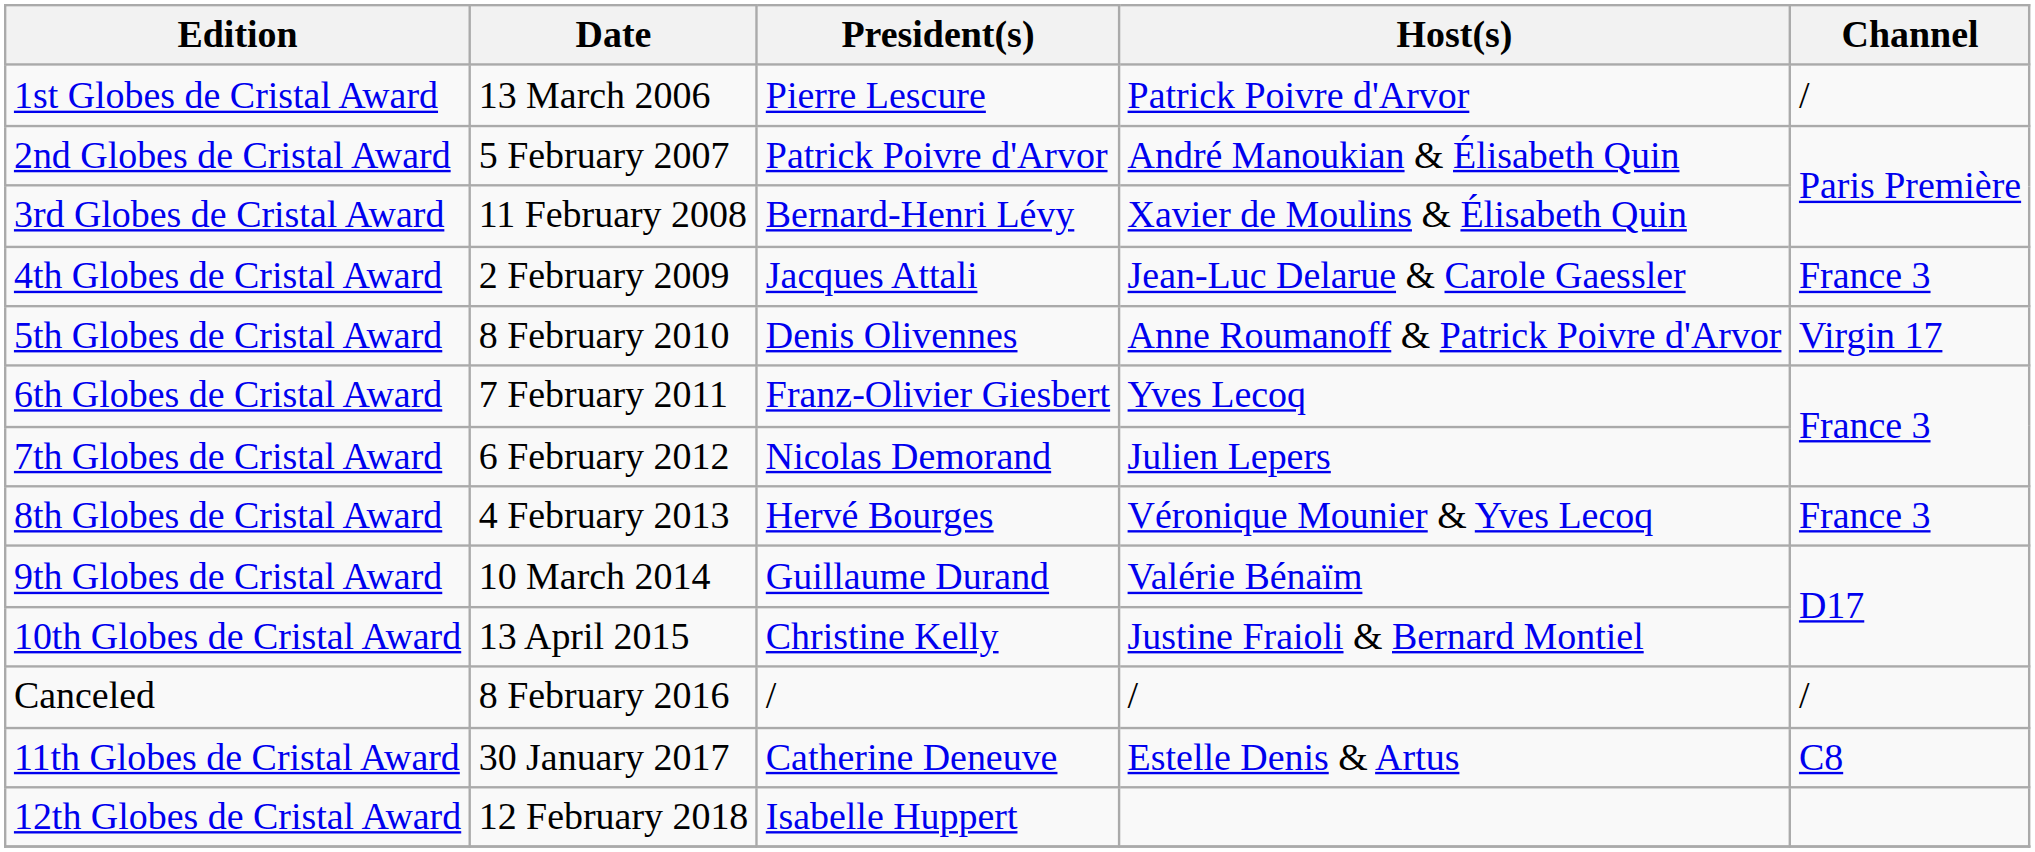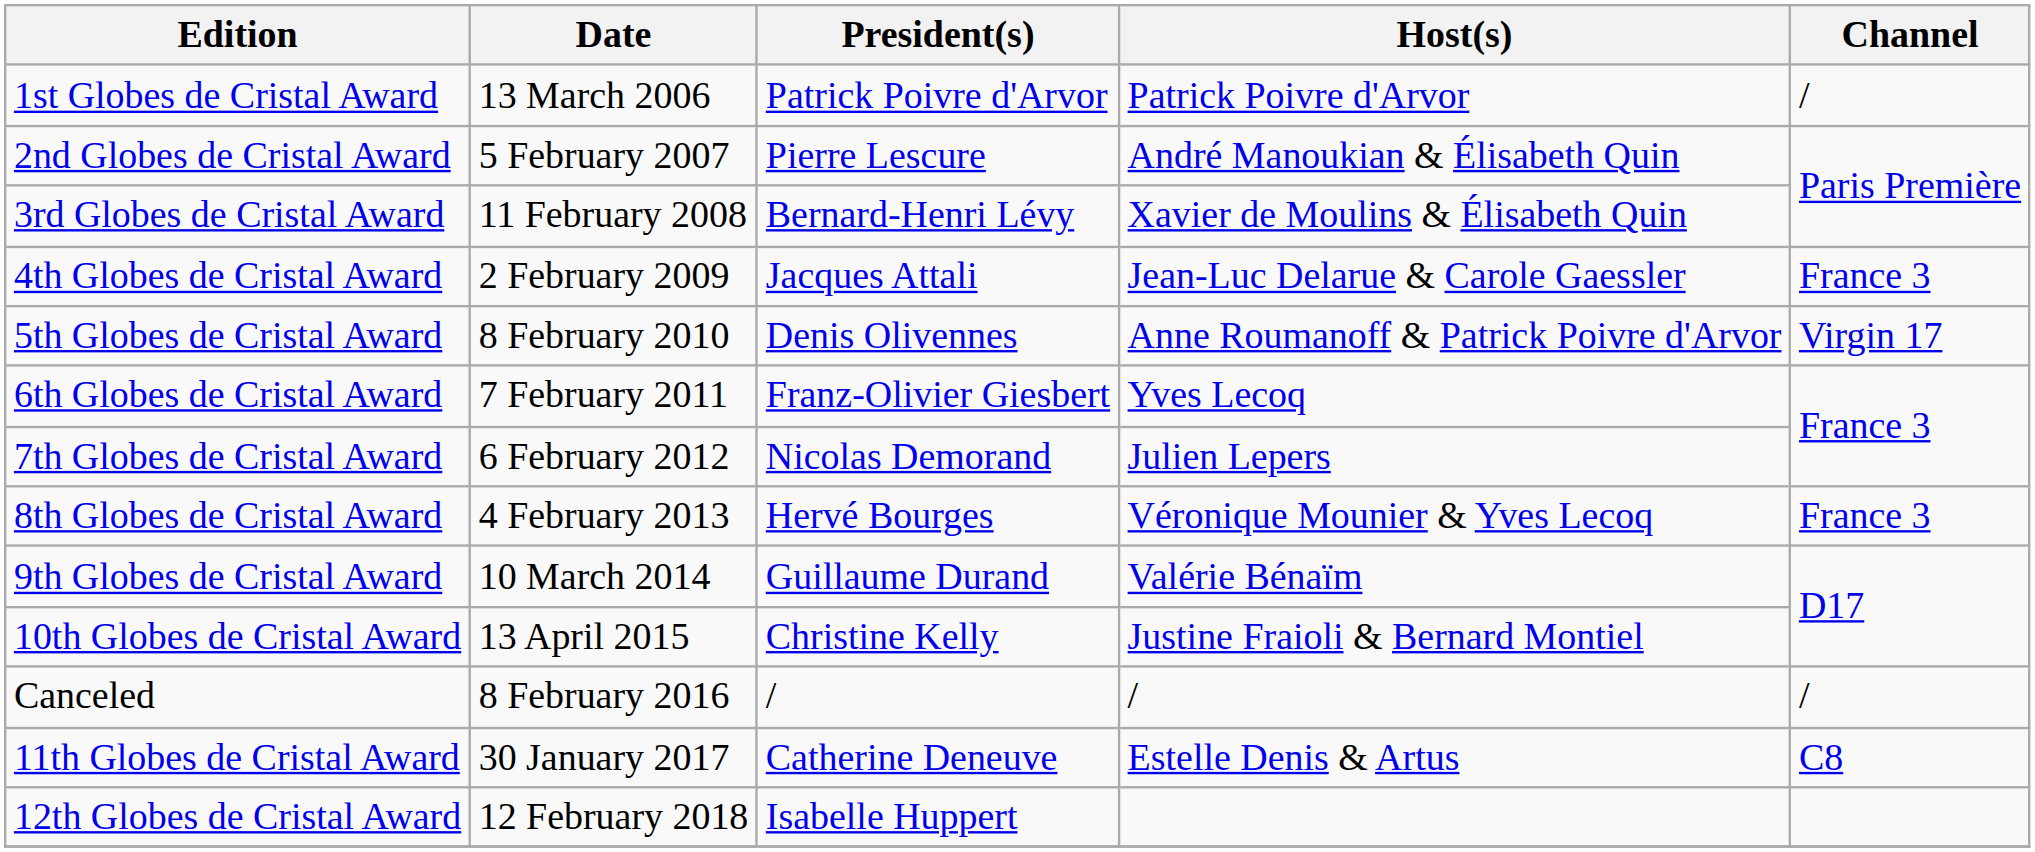(876, 94) Pierre Lescure -> (937, 94) Patrick Poivre d'Arvor
(937, 154) Patrick Poivre d'Arvor -> (876, 154) Pierre Lescure
